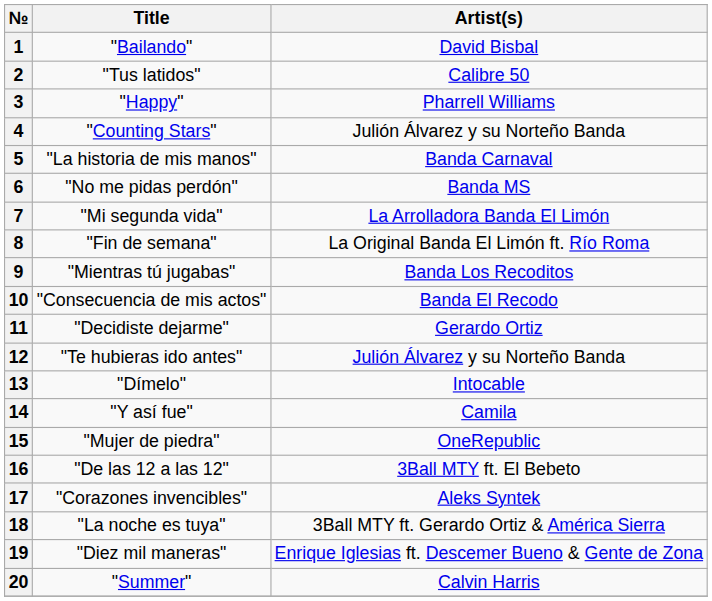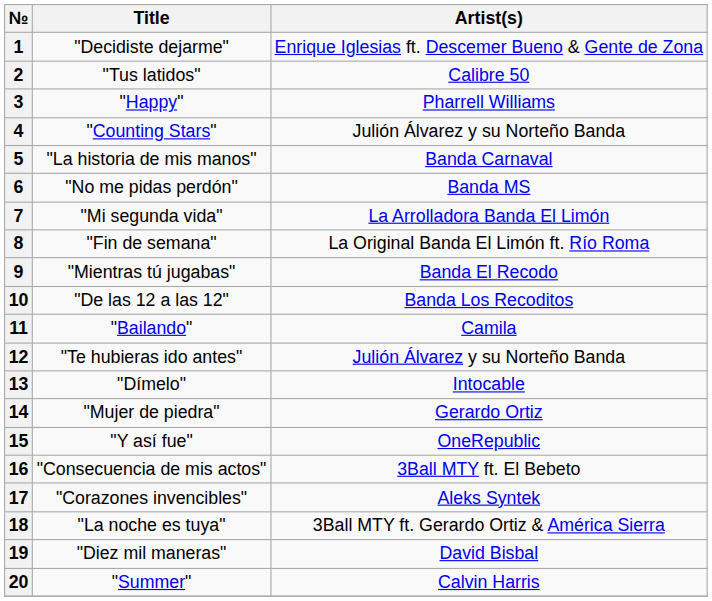(152, 46) "Bailando" -> (152, 46) "Decidiste dejarme"
(489, 46) David Bisbal -> (489, 46) Enrique Iglesias ft. Descemer Bueno & Gente de Zona
(489, 272) Banda Los Recoditos -> (489, 272) Banda El Recodo
(152, 300) "Consecuencia de mis actos" -> (152, 300) "De las 12 a las 12"
(489, 300) Banda El Recodo -> (489, 300) Banda Los Recoditos
(152, 328) "Decidiste dejarme" -> (152, 328) "Bailando"
(489, 328) Gerardo Ortiz -> (489, 328) Camila
(152, 412) "Y así fue" -> (152, 412) "Mujer de piedra"
(489, 412) Camila -> (489, 412) Gerardo Ortiz
(152, 441) "Mujer de piedra" -> (152, 441) "Y así fue"
(152, 469) "De las 12 a las 12" -> (152, 469) "Consecuencia de mis actos"
(489, 553) Enrique Iglesias ft. Descemer Bueno & Gente de Zona -> (489, 553) David Bisbal
